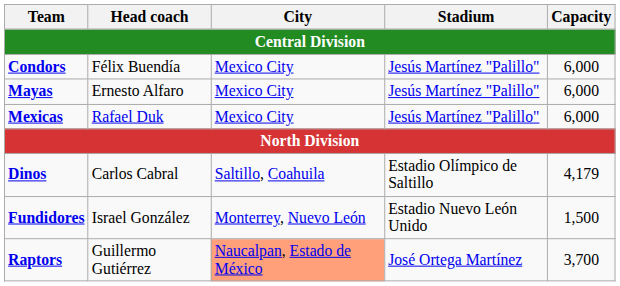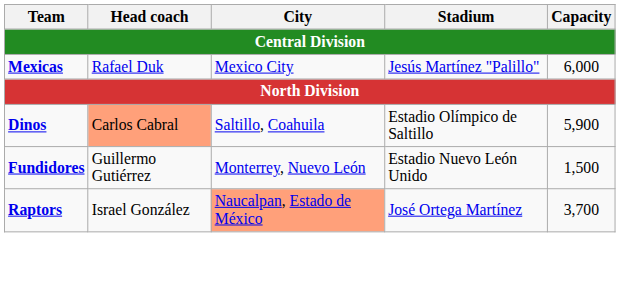- row: (37, 66)
- row: (30, 91)
(135, 174) no background -> (135, 125) lightsalmon background
(581, 174) 4,179 -> (581, 125) 5,900
(141, 217) Israel González -> (124, 167) Guillermo Gutiérrez
(124, 259) Guillermo Gutiérrez -> (141, 210) Israel González
